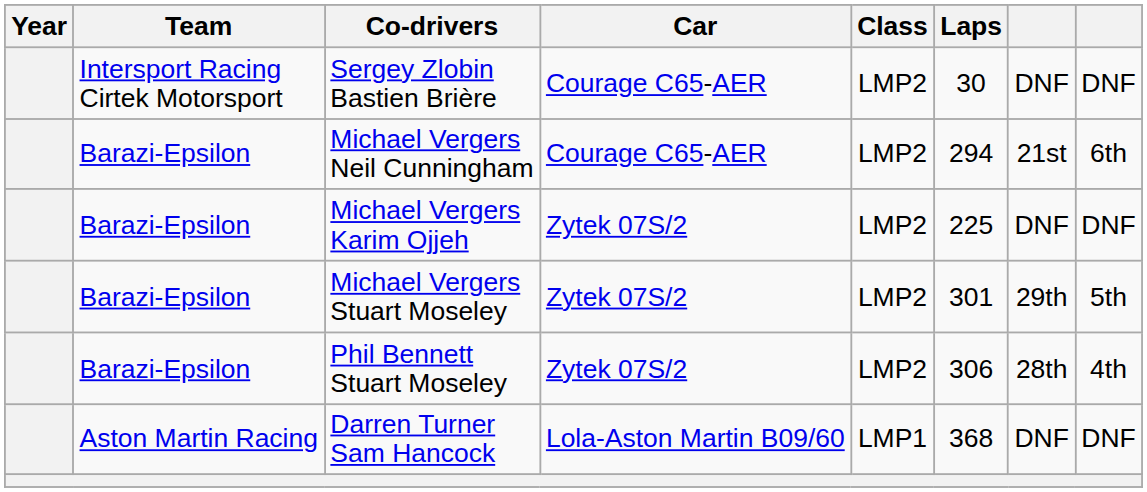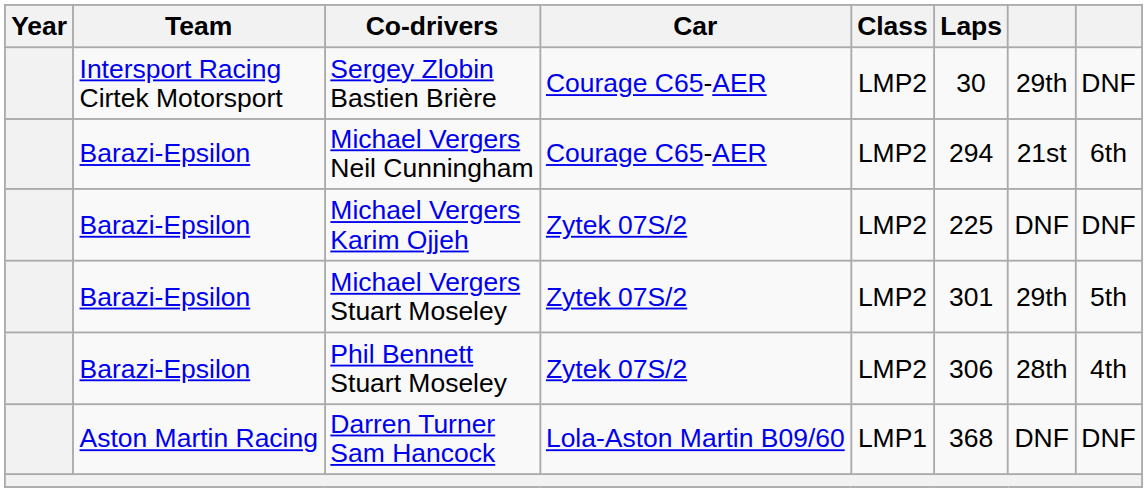(1042, 83) DNF -> (1042, 83) 29th
